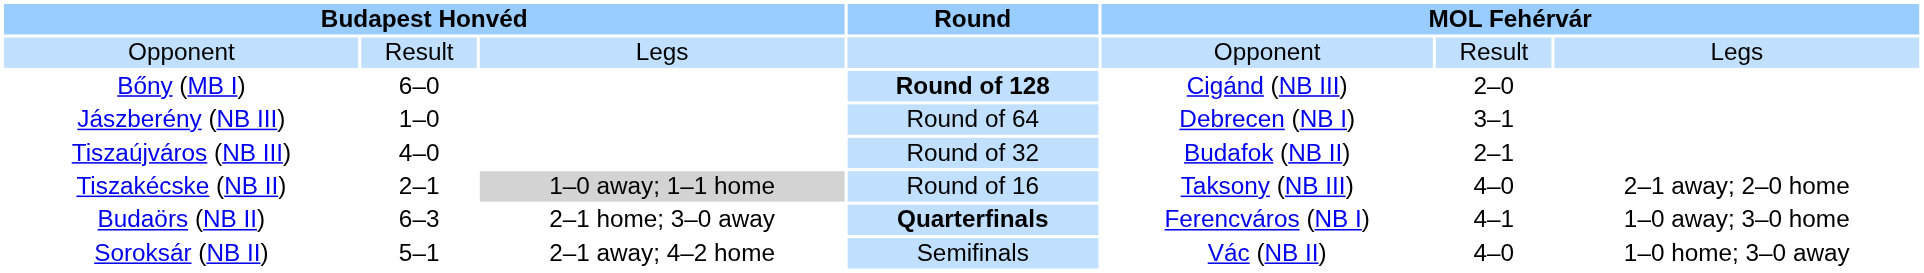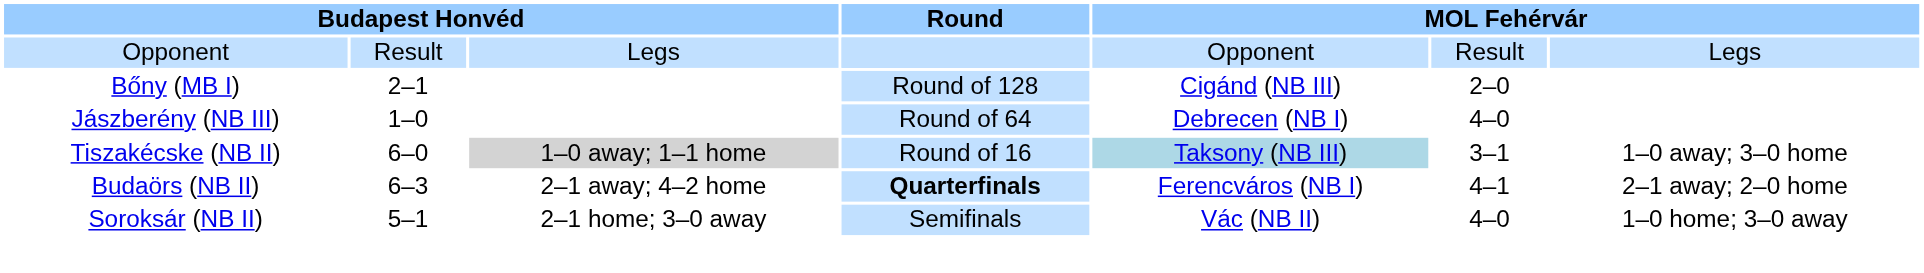(419, 85) 6–0 -> (408, 85) 2–1
(973, 85) bold -> (965, 85) normal
(1494, 119) 3–1 -> (1489, 119) 4–0
- row: (181, 152)
(419, 186) 2–1 -> (408, 152) 6–0
(1267, 186) no background -> (1261, 152) lightblue background
(1494, 186) 4–0 -> (1489, 152) 3–1
(1737, 186) 2–1 away; 2–0 home -> (1735, 152) 1–0 away; 3–0 home
(662, 219) 2–1 home; 3–0 away -> (653, 186) 2–1 away; 4–2 home
(1737, 219) 1–0 away; 3–0 home -> (1735, 186) 2–1 away; 2–0 home
(662, 253) 2–1 away; 4–2 home -> (653, 219) 2–1 home; 3–0 away
